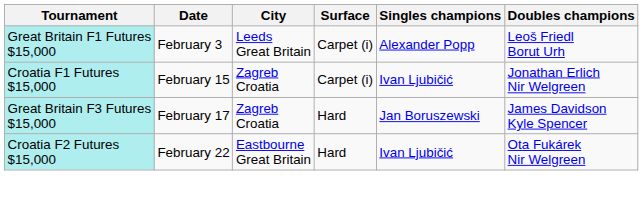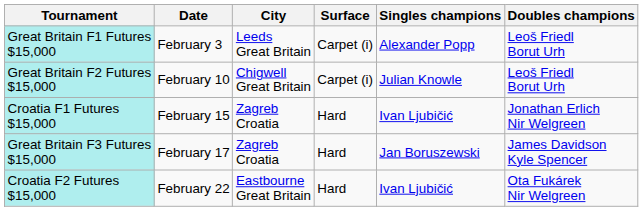+ row: (79, 80)
(345, 80) Carpet (i) -> (332, 116) Hard
